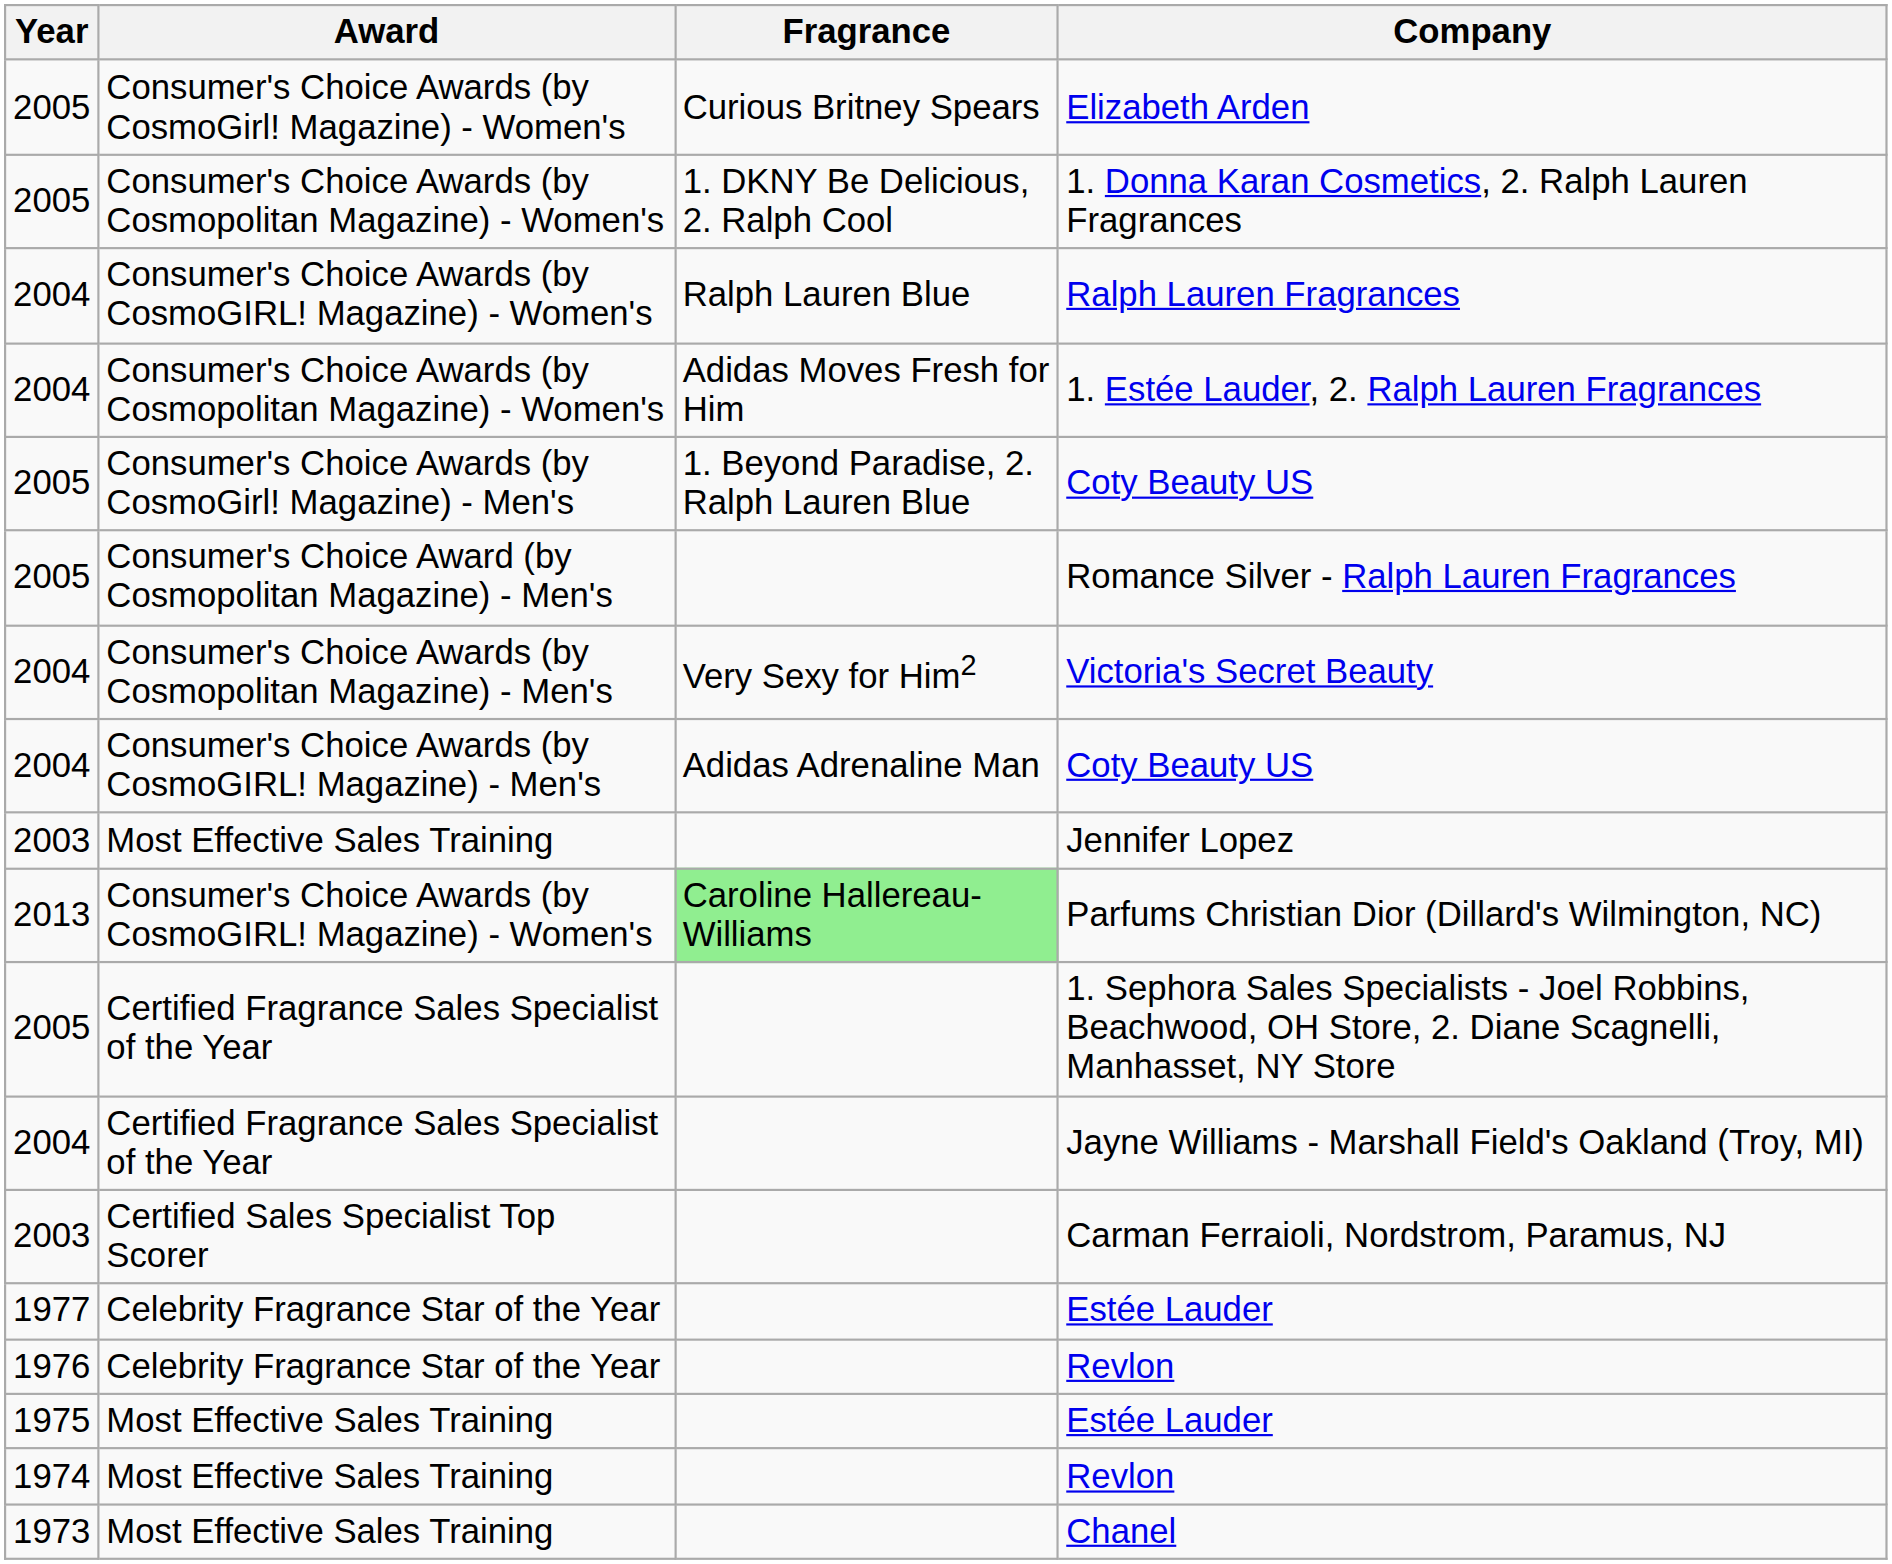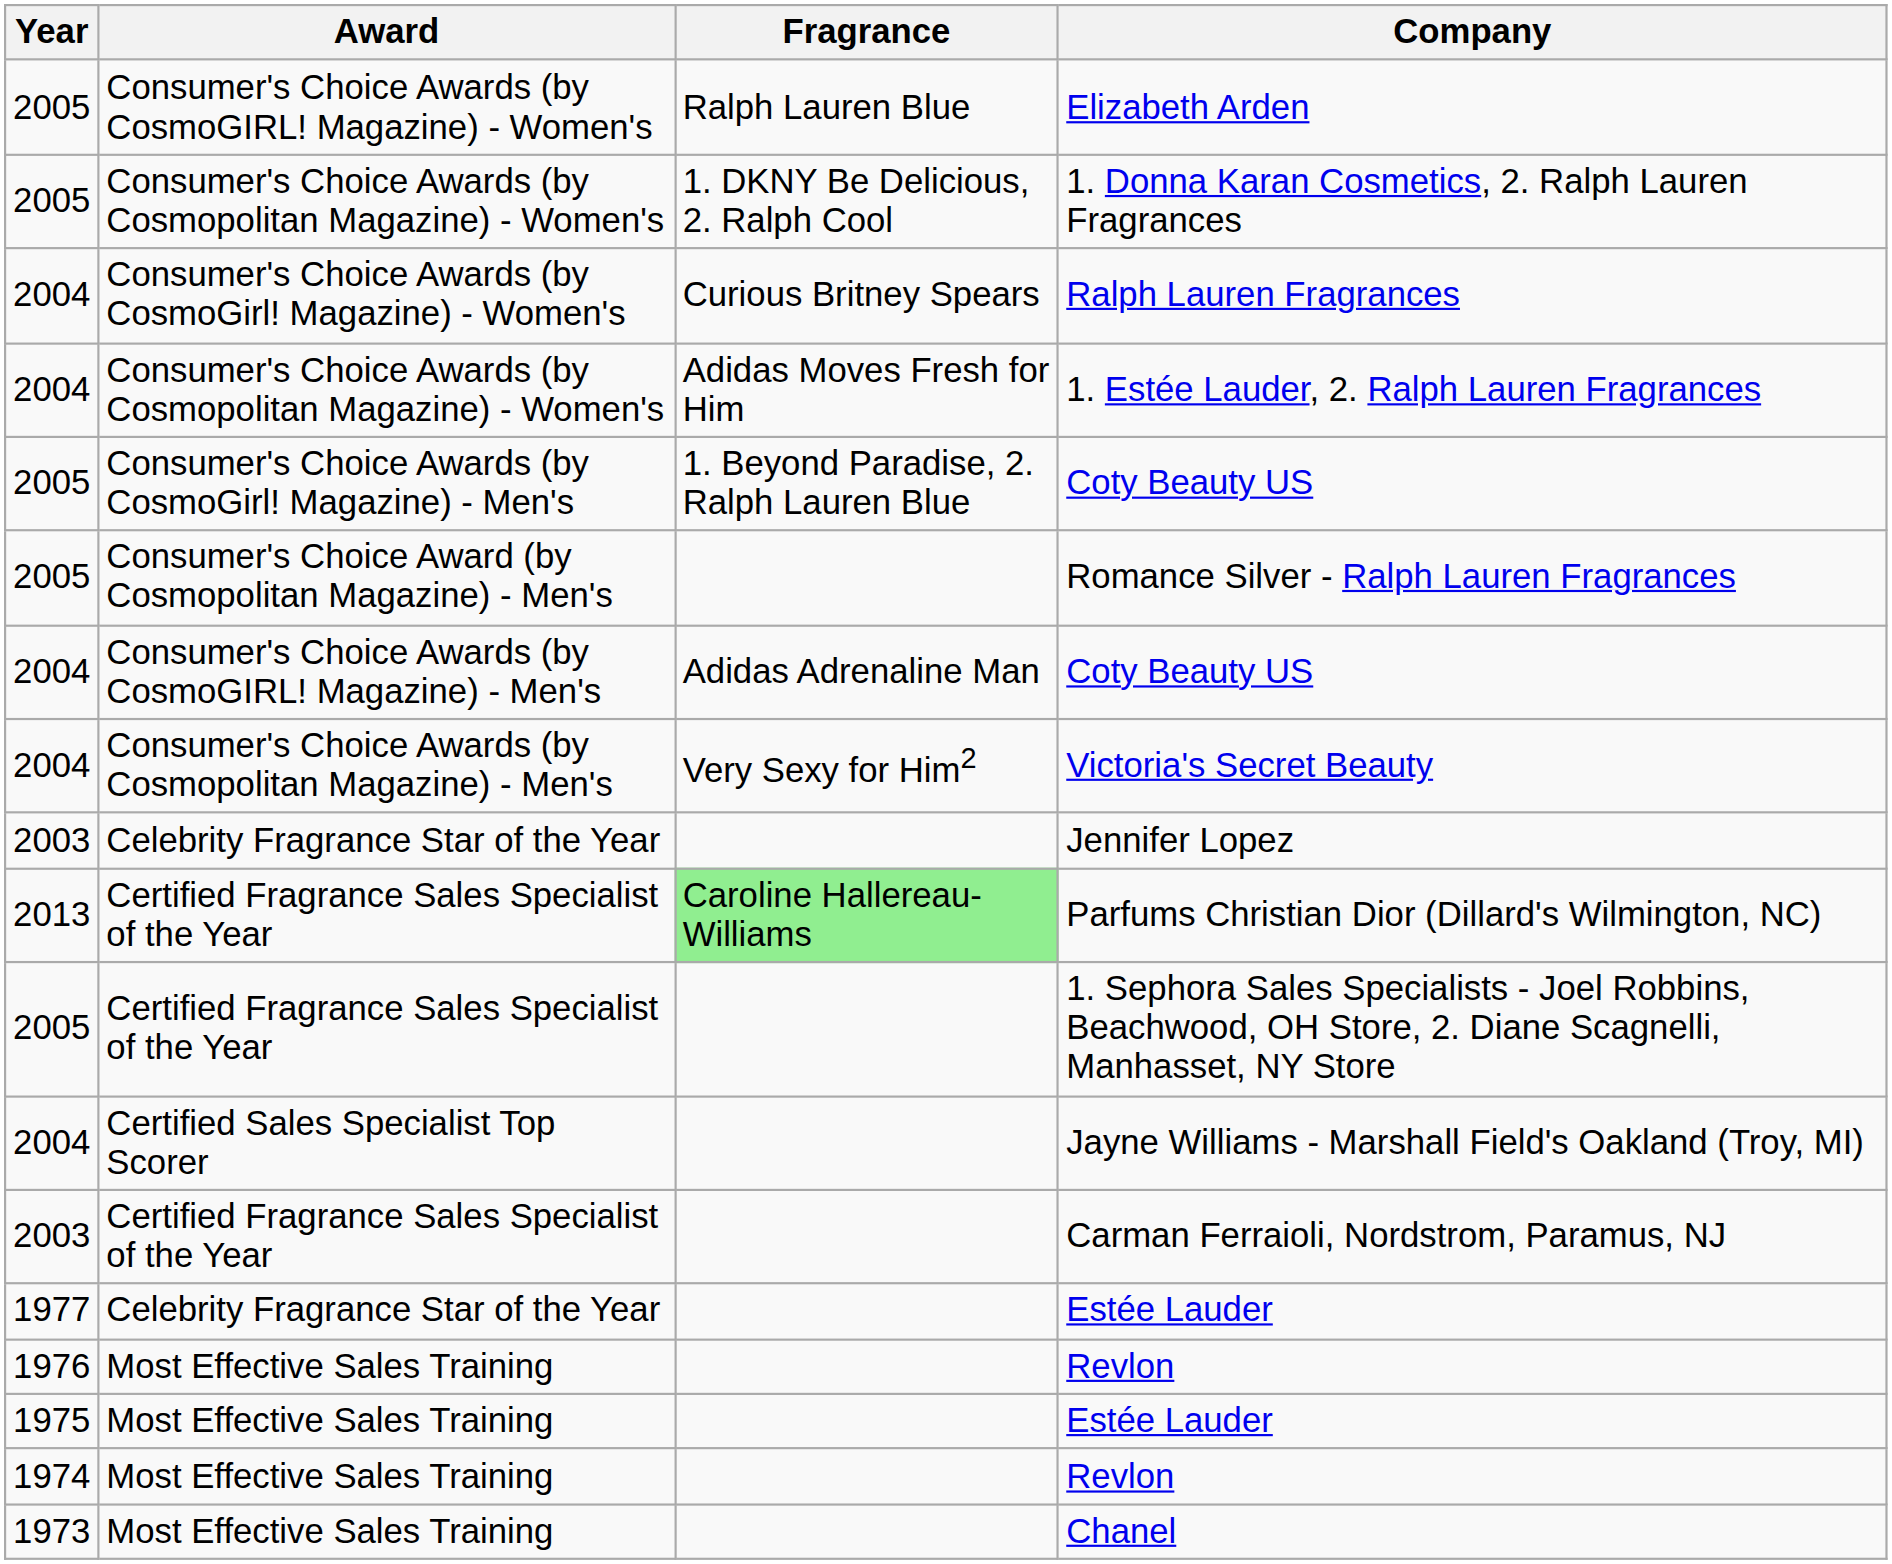(366, 106) Consumer's Choice Awards (by CosmoGirl! Magazine) - Women's -> (379, 106) Consumer's Choice Awards (by CosmoGIRL! Magazine) - Women's
(861, 106) Curious Britney Spears -> (826, 106) Ralph Lauren Blue
(379, 294) Consumer's Choice Awards (by CosmoGIRL! Magazine) - Women's -> (366, 294) Consumer's Choice Awards (by CosmoGirl! Magazine) - Women's
(826, 294) Ralph Lauren Blue -> (861, 294) Curious Britney Spears
rows swapped: (52, 765) <-> (52, 671)
(330, 840) Most Effective Sales Training -> (383, 840) Celebrity Fragrance Star of the Year
(379, 914) Consumer's Choice Awards (by CosmoGIRL! Magazine) - Women's -> (382, 914) Certified Fragrance Sales Specialist of the Year
(382, 1141) Certified Fragrance Sales Specialist of the Year -> (331, 1141) Certified Sales Specialist Top Scorer
(331, 1236) Certified Sales Specialist Top Scorer -> (382, 1236) Certified Fragrance Sales Specialist of the Year
(383, 1365) Celebrity Fragrance Star of the Year -> (330, 1365) Most Effective Sales Training
